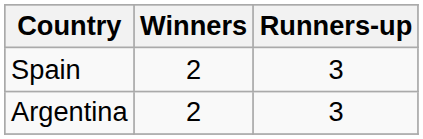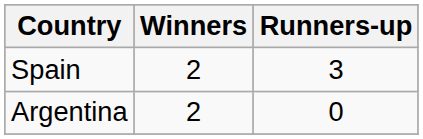(336, 112) 3 -> (336, 112) 0
